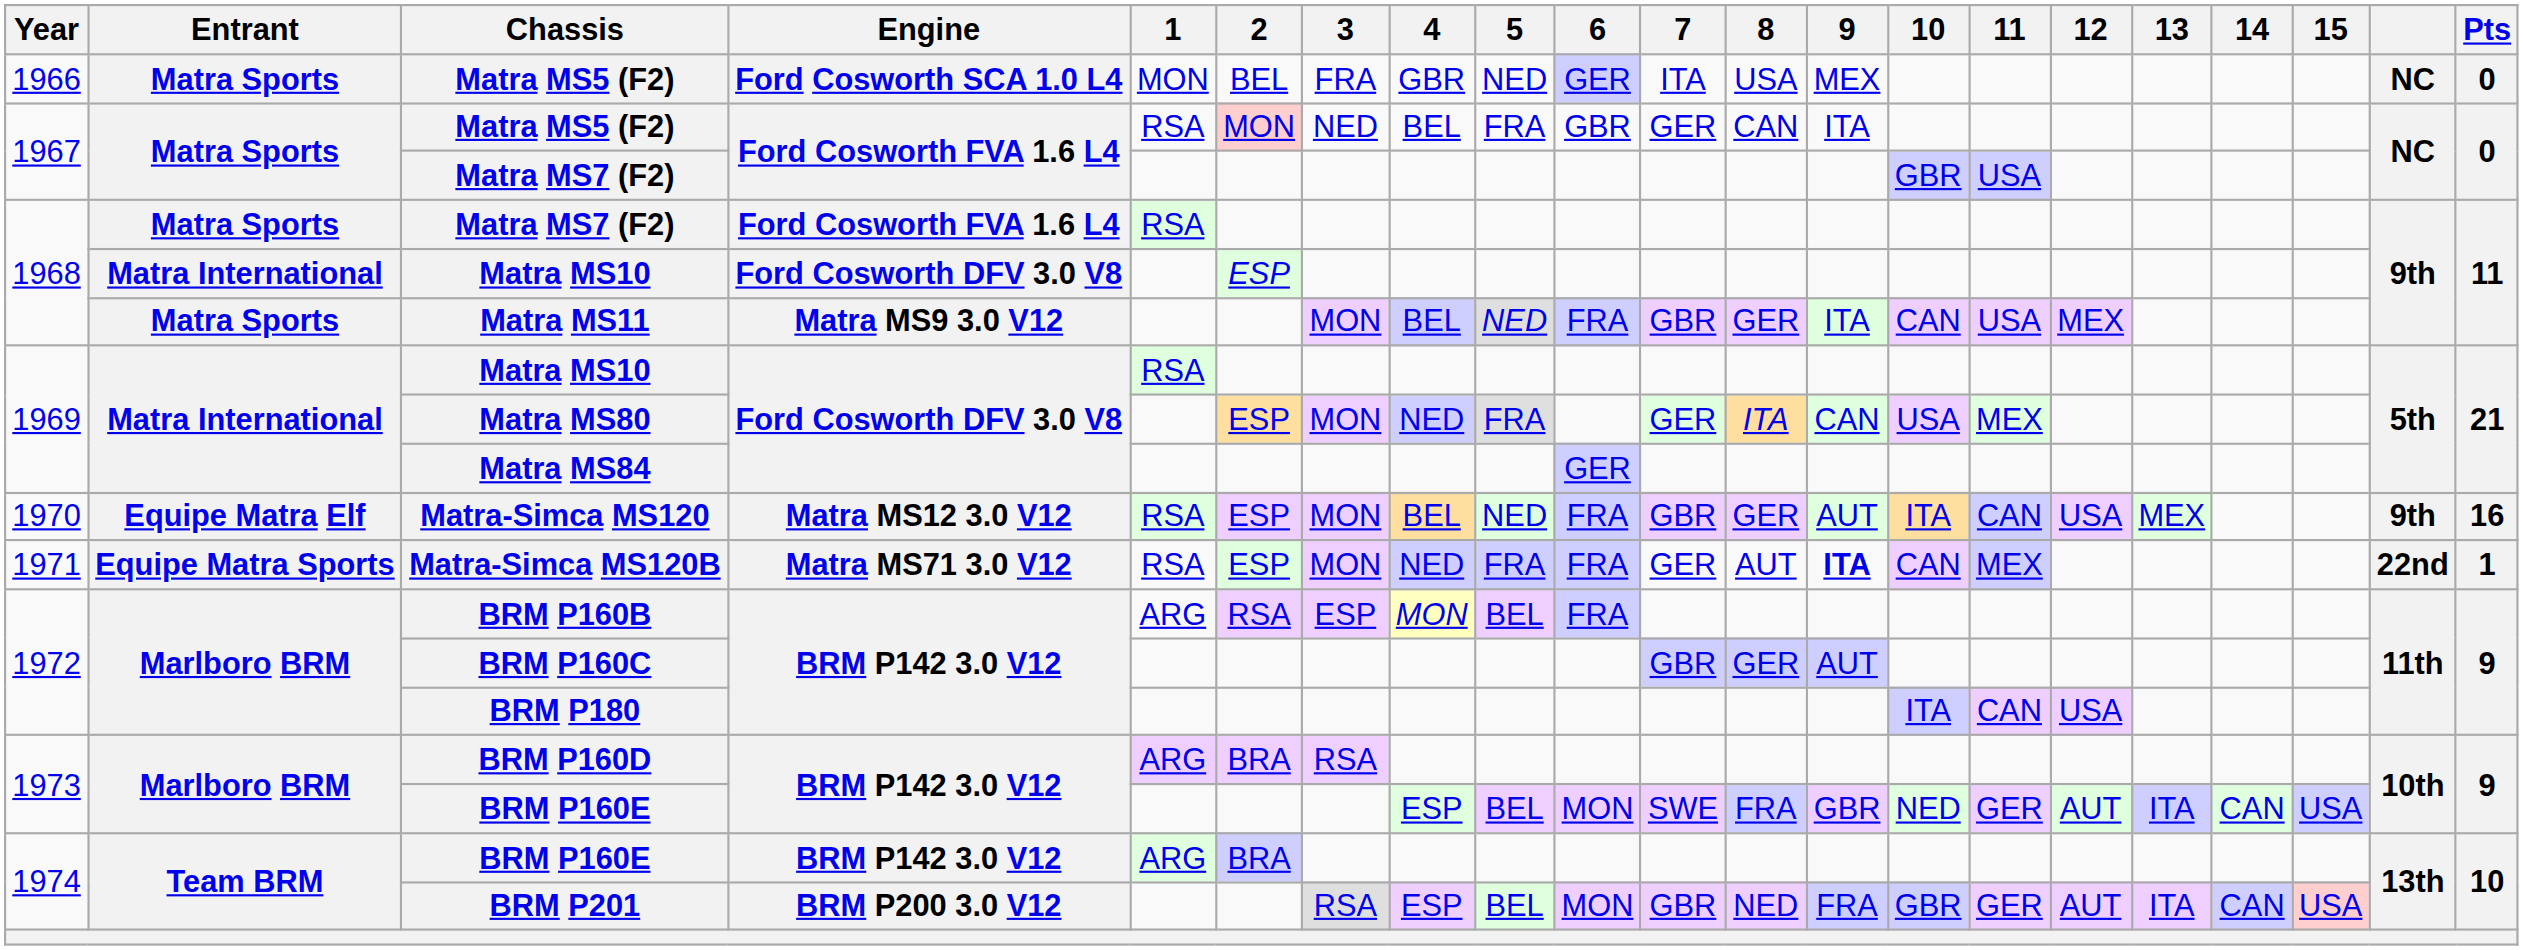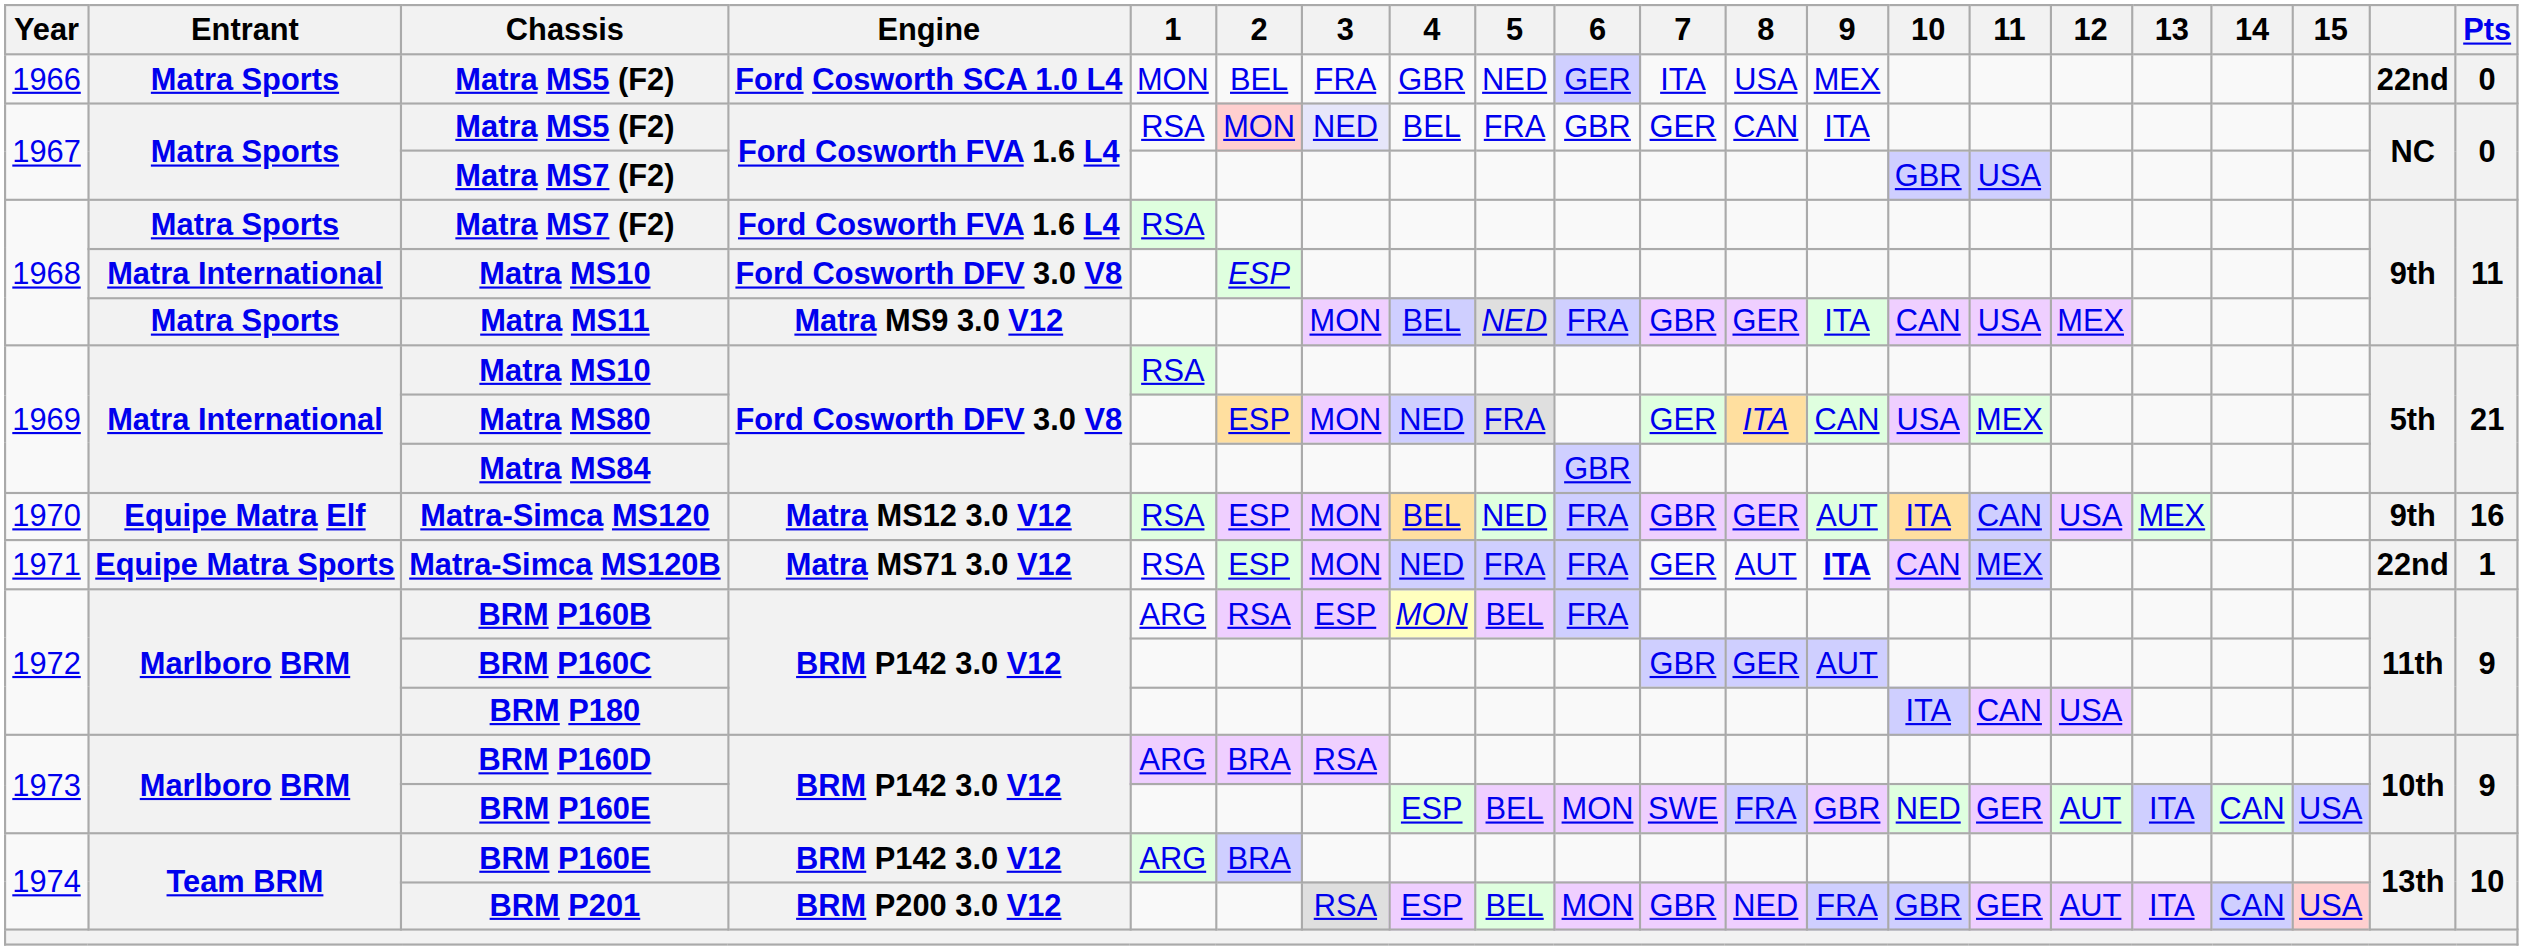(2413, 78) NC -> (2413, 78) 22nd
(1345, 127) no background -> (1345, 127) lavender background
(1597, 468) GER -> (1597, 468) GBR
